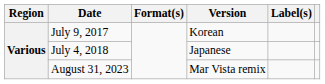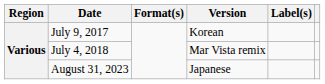(210, 50) Japanese -> (227, 50) Mar Vista remix
(227, 69) Mar Vista remix -> (210, 69) Japanese
